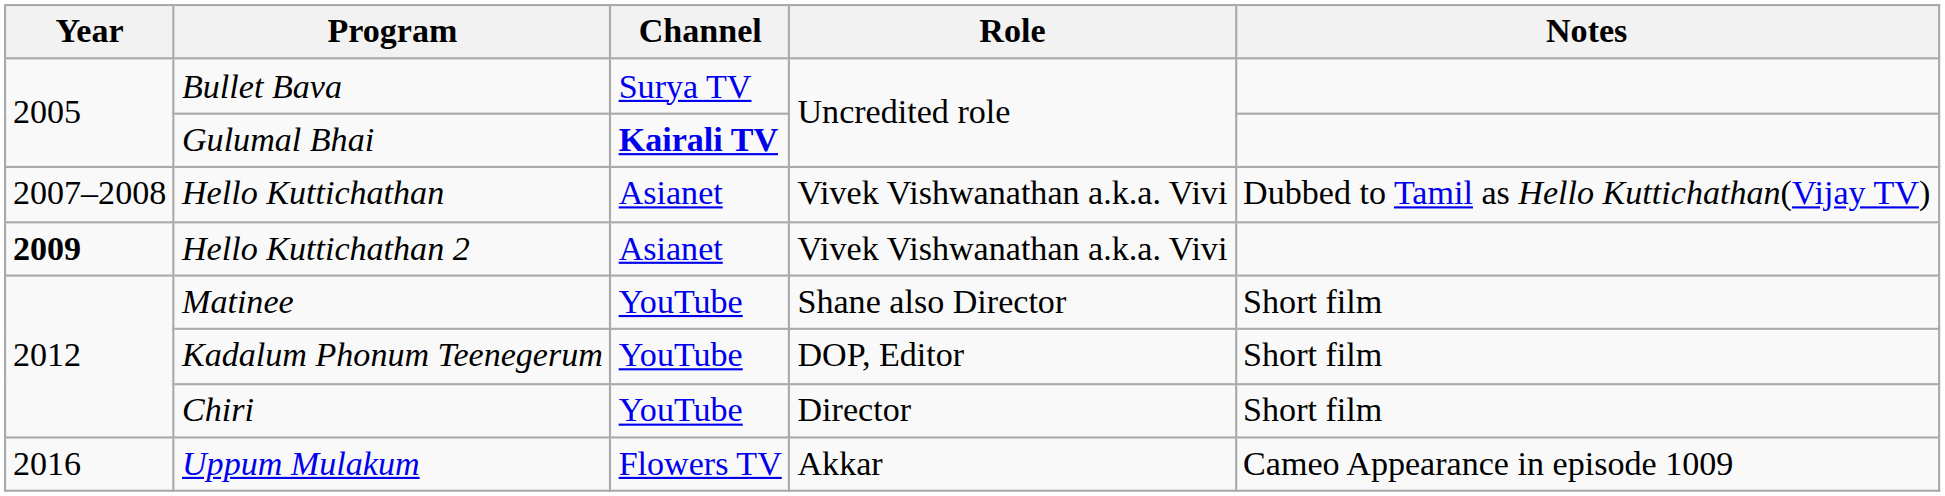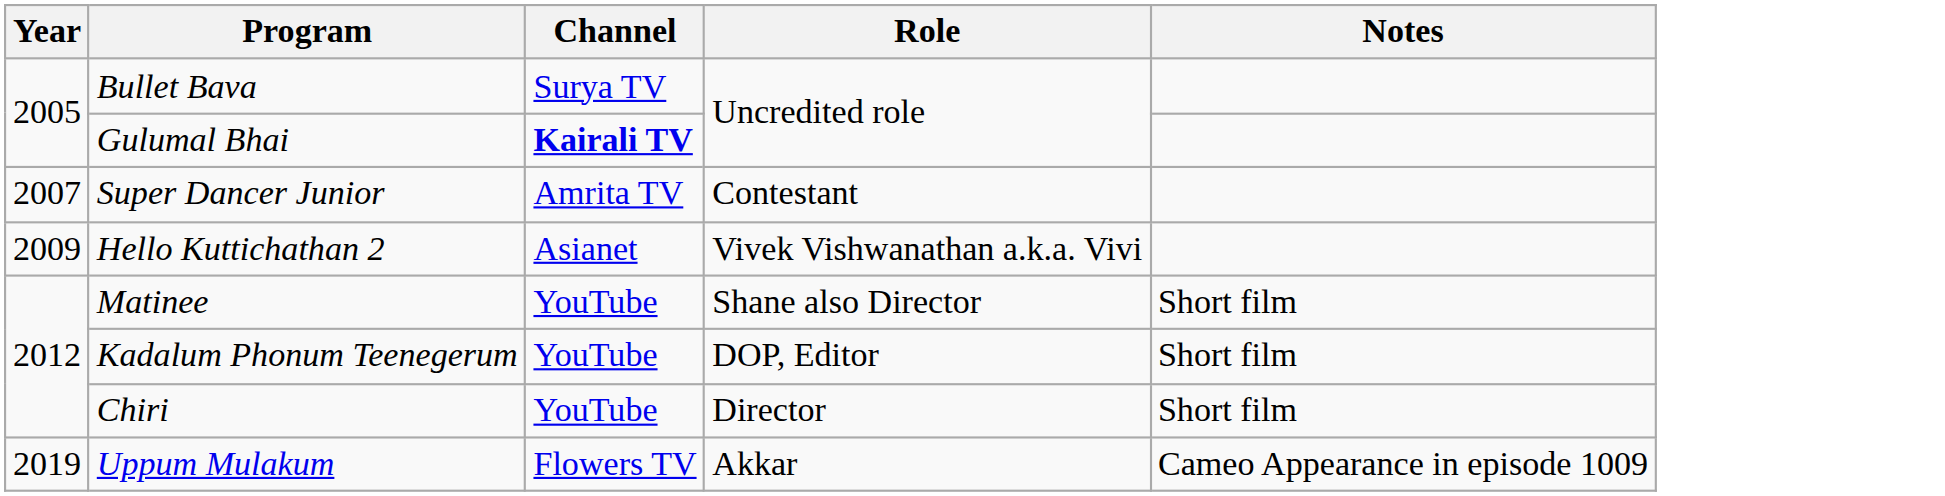+ row: (241, 193)
- row: (313, 193)
(47, 247) bold -> (47, 247) normal
(47, 463) 2016 -> (47, 463) 2019
